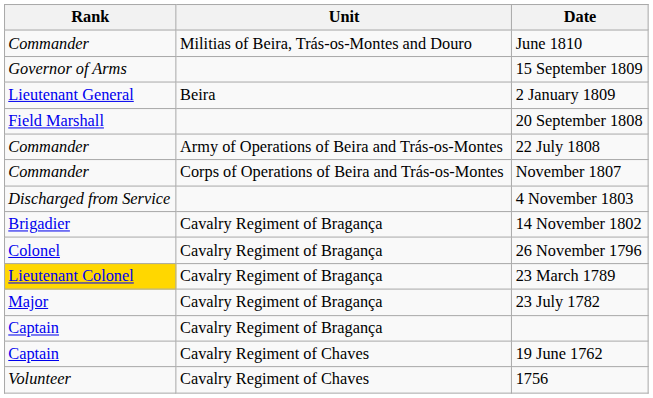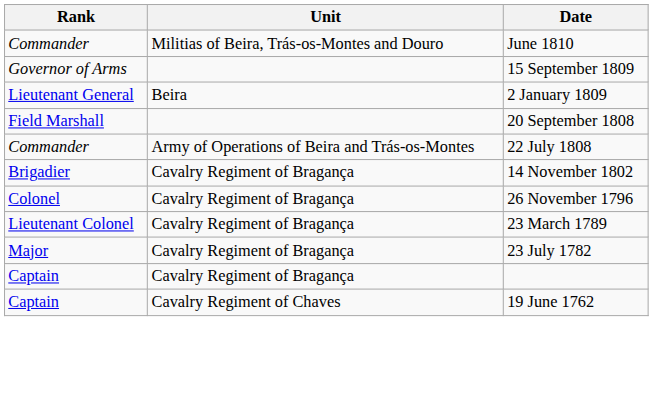- row: (568, 172)
- row: (575, 198)
(71, 276) gold background -> (71, 224) no background
- row: (532, 379)
